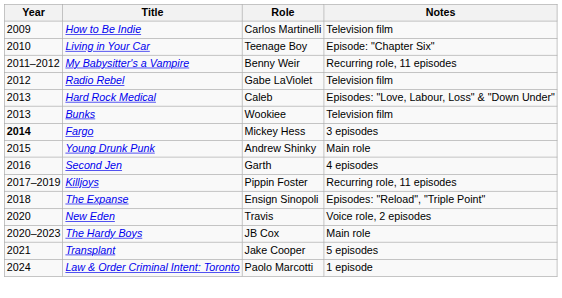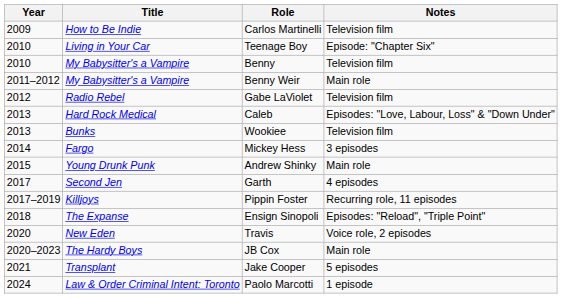+ row: (260, 64)
(391, 64) Recurring role, 11 episodes -> (348, 81) Main role
(19, 132) bold -> (19, 149) normal
(19, 166) 2016 -> (19, 183) 2017
